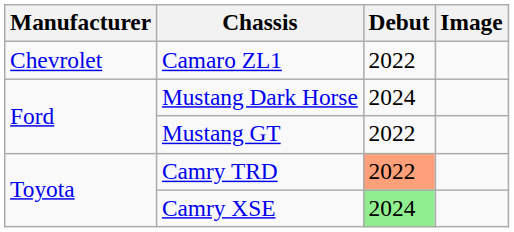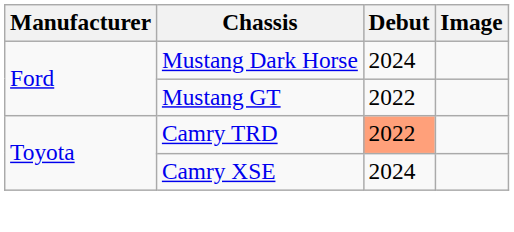- row: (222, 60)
(392, 208) lightgreen background -> (392, 171) no background
